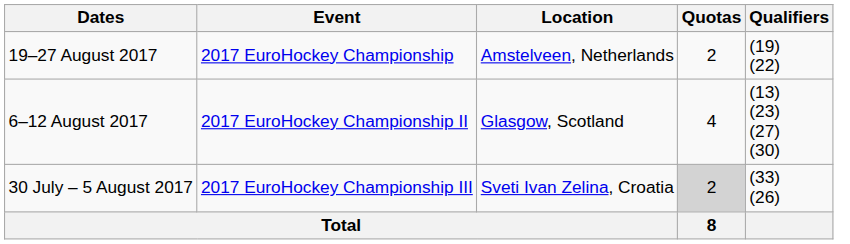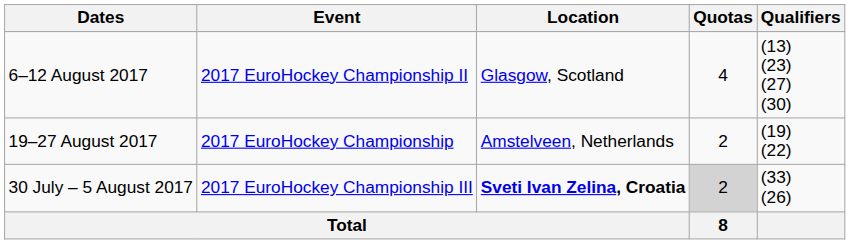rows swapped: (83, 55) <-> (78, 121)
(577, 187) normal -> (583, 187) bold
